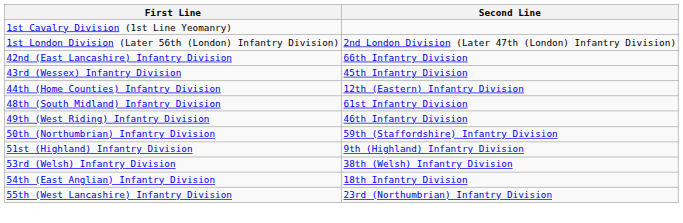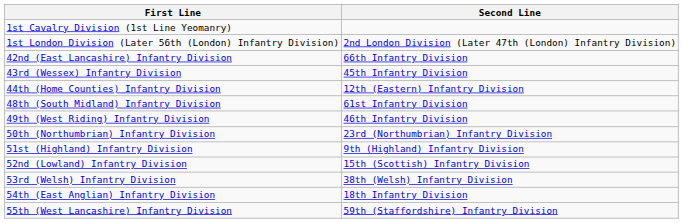(451, 134) 59th (Staffordshire) Infantry Division -> (448, 134) 23rd (Northumbrian) Infantry Division
+ row: (97, 165)
(448, 195) 23rd (Northumbrian) Infantry Division -> (451, 210) 59th (Staffordshire) Infantry Division
